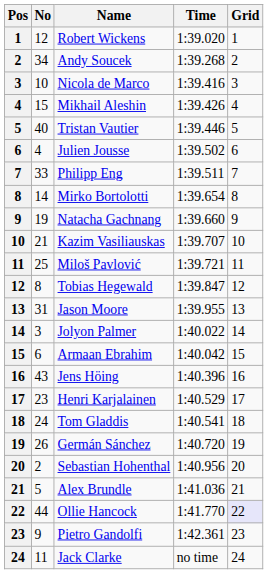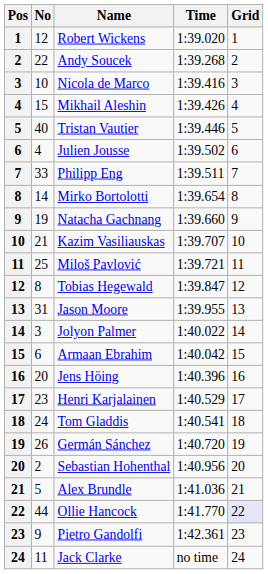(41, 61) 34 -> (41, 61) 22
(41, 376) 43 -> (41, 376) 20
